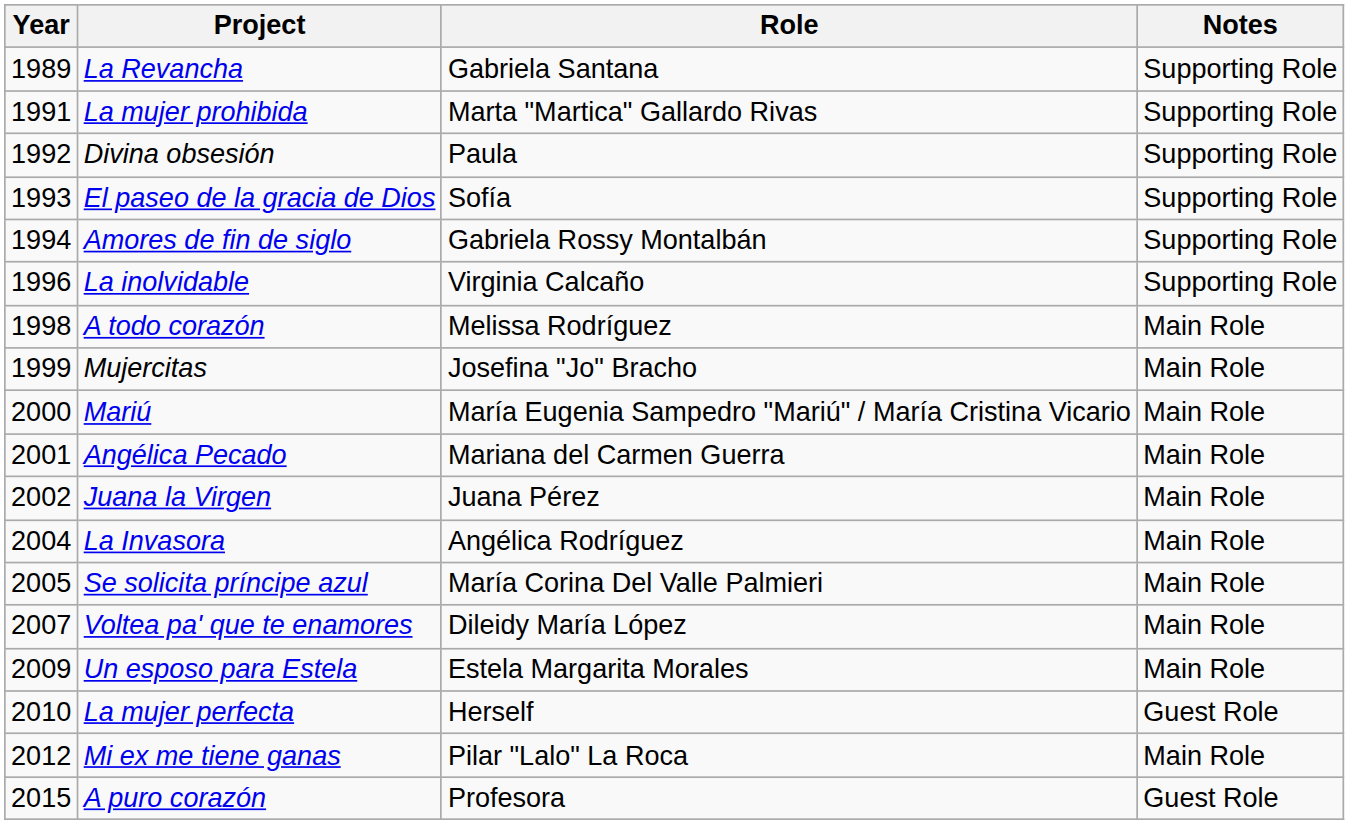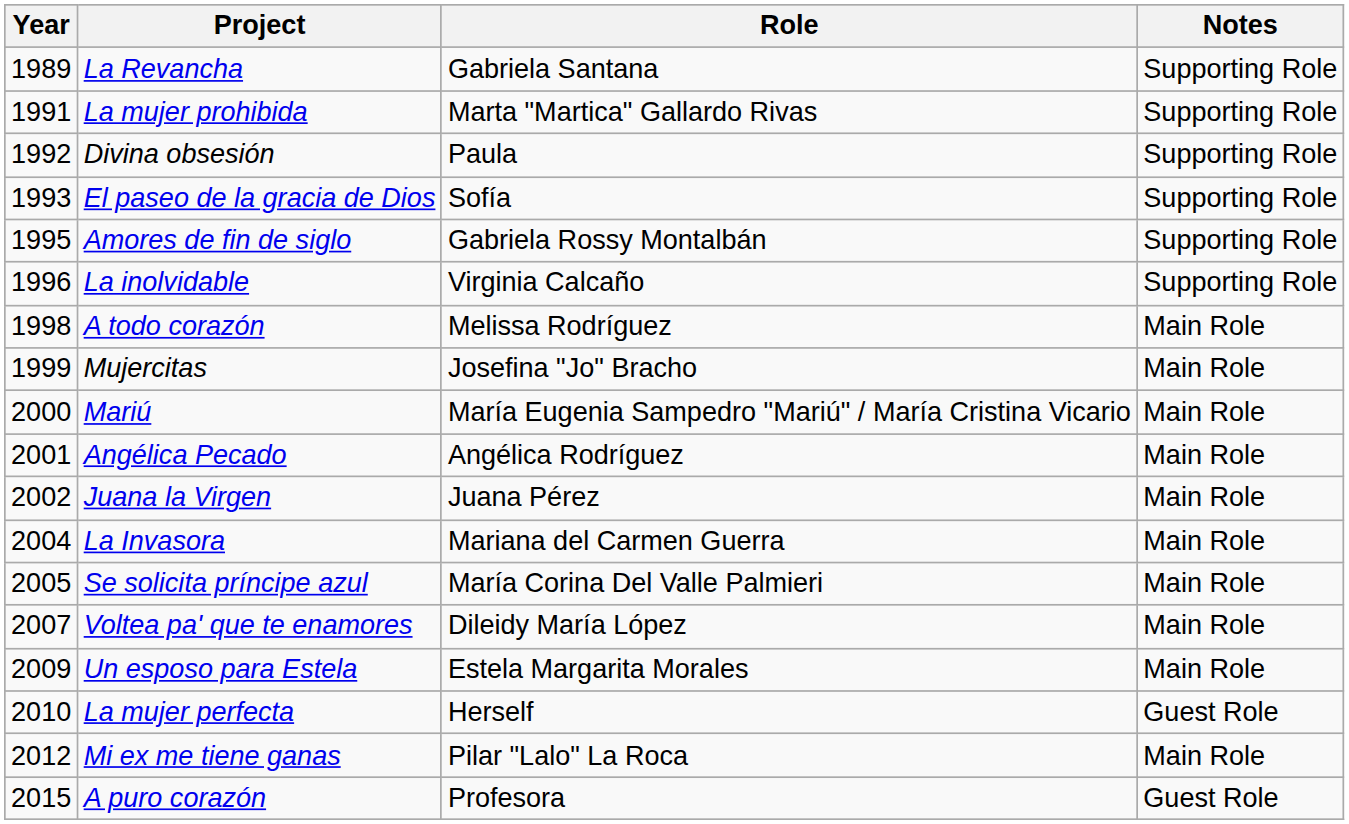(41, 240) 1994 -> (41, 240) 1995
(616, 454) Mariana del Carmen Guerra -> (566, 454) Angélica Rodríguez
(566, 540) Angélica Rodríguez -> (616, 540) Mariana del Carmen Guerra
